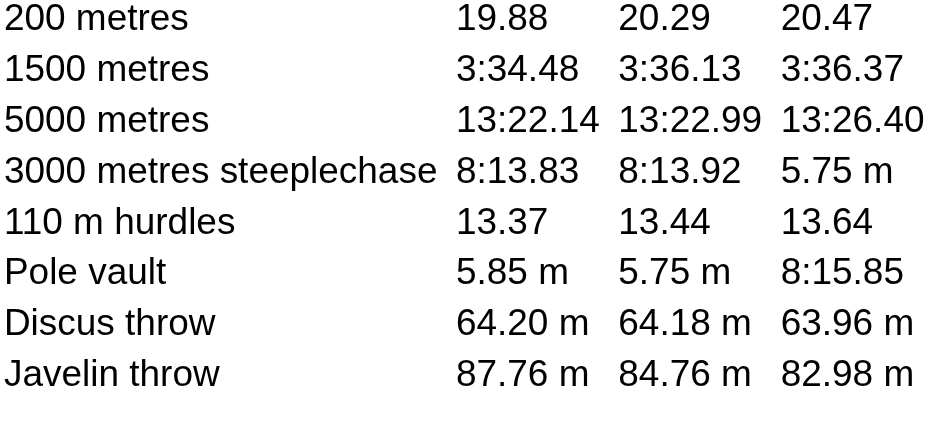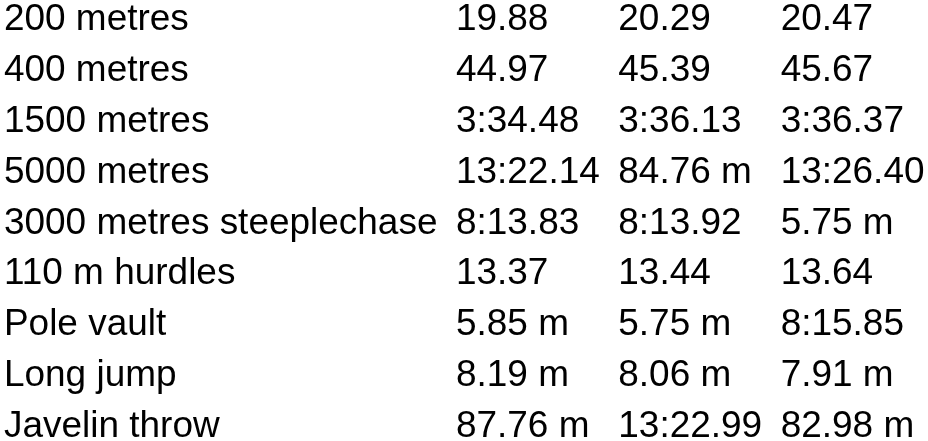+ row: (96, 68)
(690, 119) 13:22.99 -> (685, 170) 84.76 m
+ row: (90, 373)
- row: (110, 322)
(685, 373) 84.76 m -> (690, 424) 13:22.99
